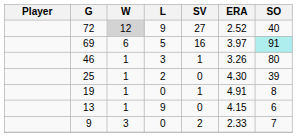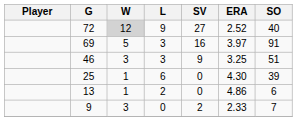(126, 44) 6 -> (126, 44) 5
(163, 44) 5 -> (163, 44) 3
(274, 44) paleturquoise background -> (274, 44) no background
(126, 60) 1 -> (126, 60) 3
(200, 60) 1 -> (200, 60) 9
(237, 60) 3.26 -> (237, 60) 3.25
(274, 60) 80 -> (274, 60) 51
(163, 76) 2 -> (163, 76) 6
- row: (89, 92)
(163, 108) 9 -> (163, 92) 2
(237, 108) 4.15 -> (237, 92) 4.86
